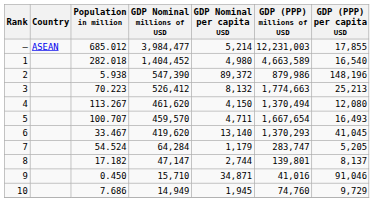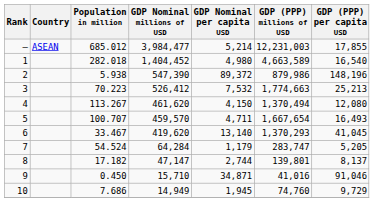(239, 90) 8,132 -> (239, 90) 7,532
